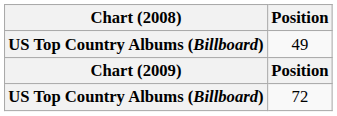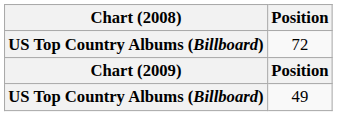rows swapped: (300, 96) <-> (300, 44)
